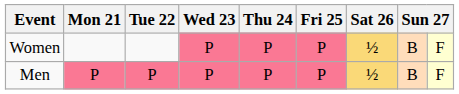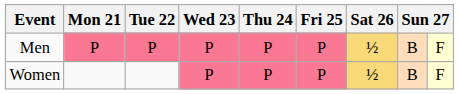rows swapped: (35, 75) <-> (35, 47)
